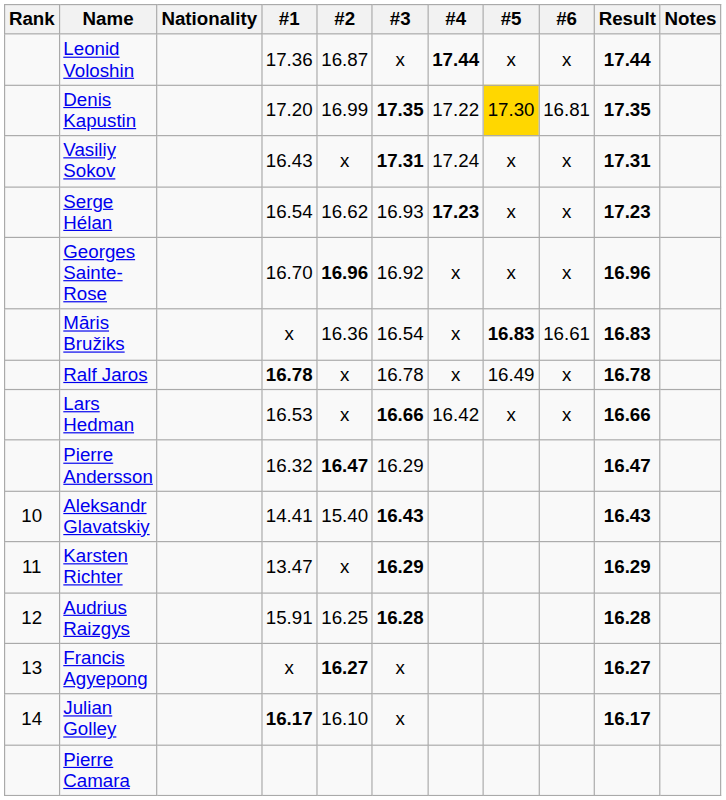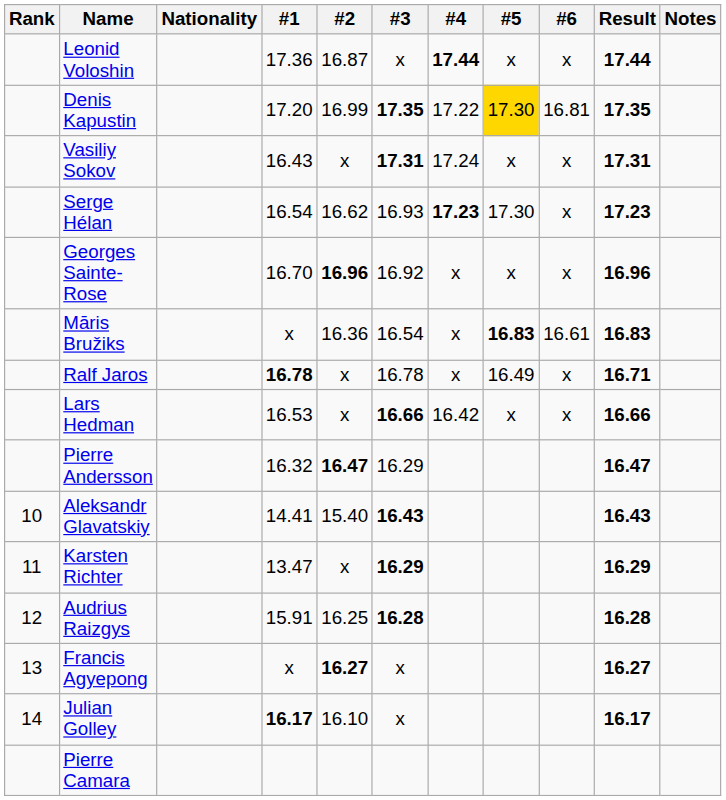(511, 211) x -> (511, 211) 17.30
(627, 374) 16.78 -> (627, 374) 16.71
